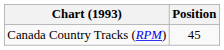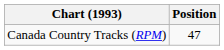(194, 34) 45 -> (194, 34) 47
